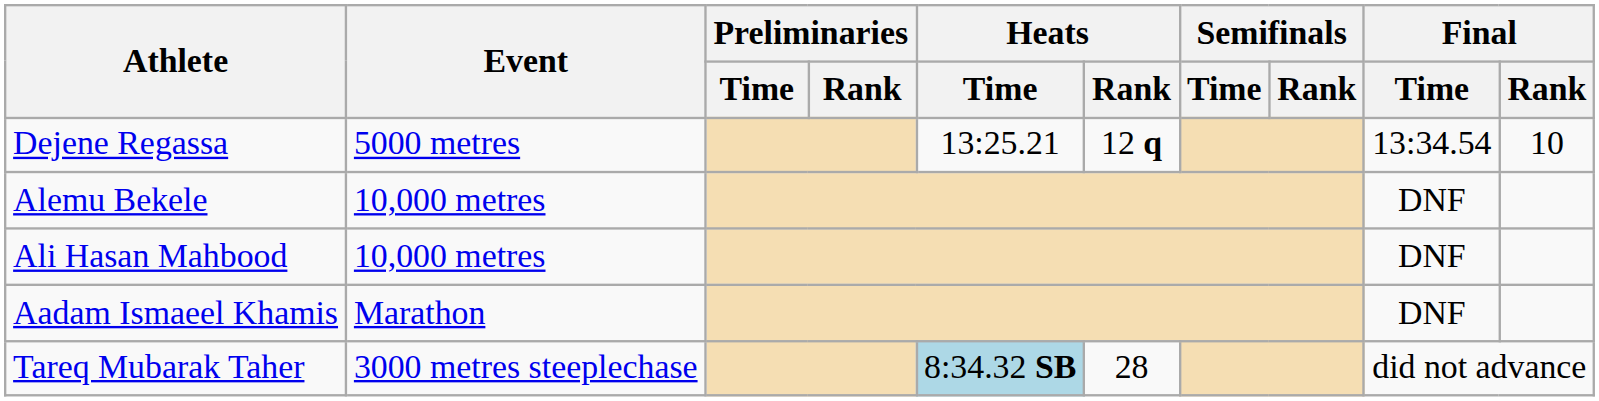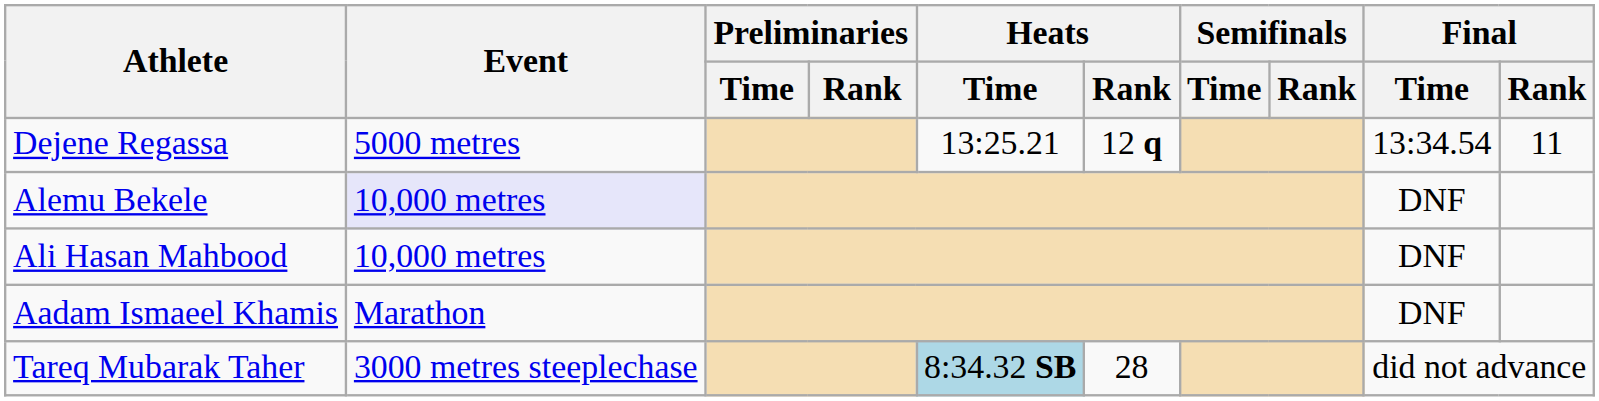(1547, 144) 10 -> (1547, 144) 11
(450, 200) no background -> (450, 200) lavender background
